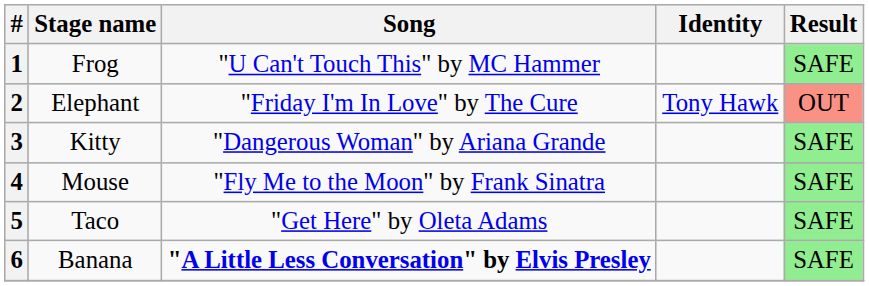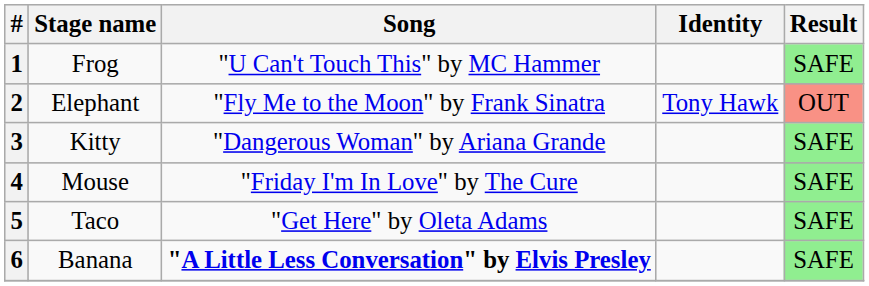(409, 102) "Friday I'm In Love" by The Cure -> (409, 102) "Fly Me to the Moon" by Frank Sinatra
(409, 181) "Fly Me to the Moon" by Frank Sinatra -> (409, 181) "Friday I'm In Love" by The Cure
